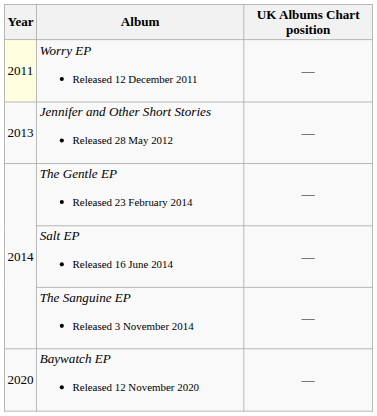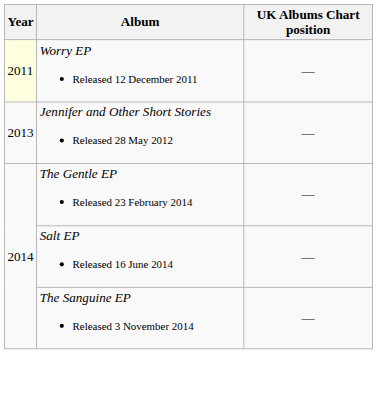- row: (140, 373)
